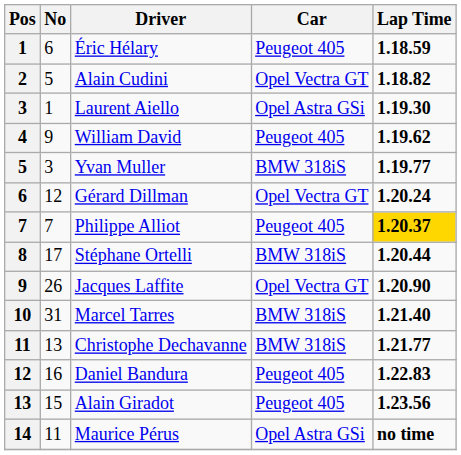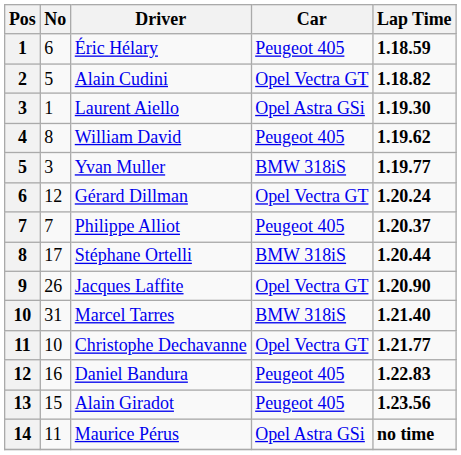(49, 137) 9 -> (49, 137) 8
(404, 226) gold background -> (404, 226) no background
(53, 344) 13 -> (53, 344) 10
(301, 344) BMW 318iS -> (312, 344) Opel Vectra GT
